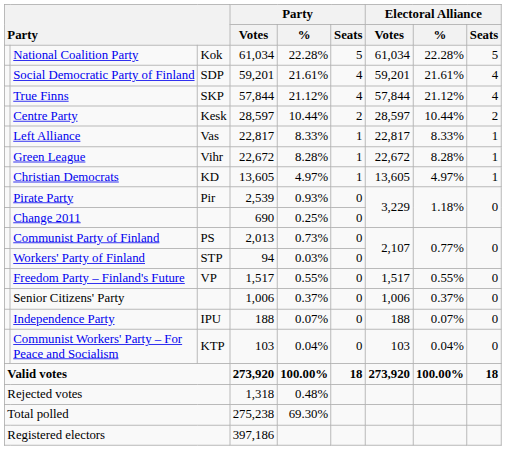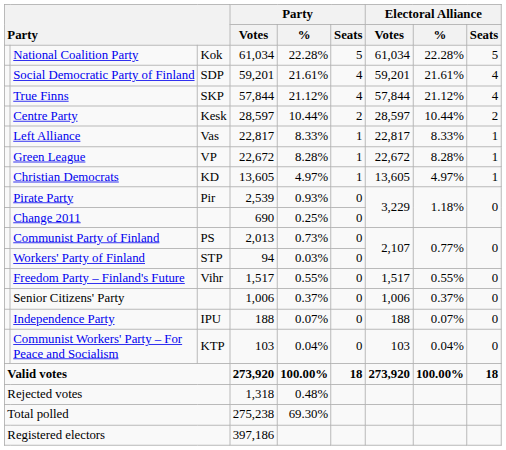(212, 156) Vihr -> (209, 156) VP
(209, 278) VP -> (212, 278) Vihr
